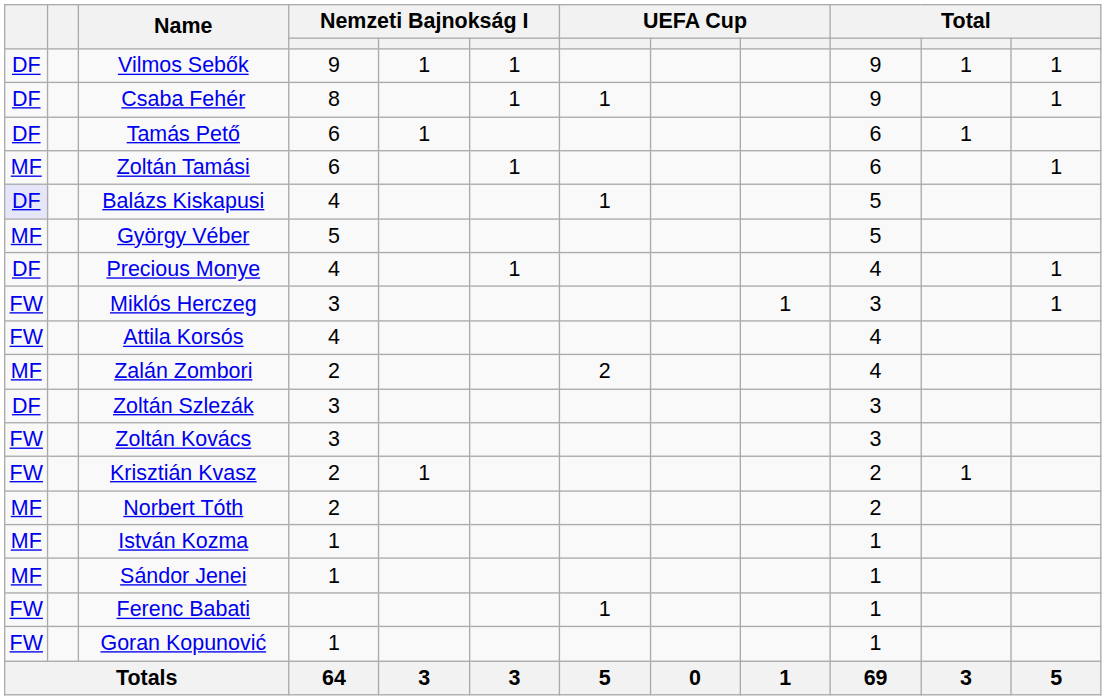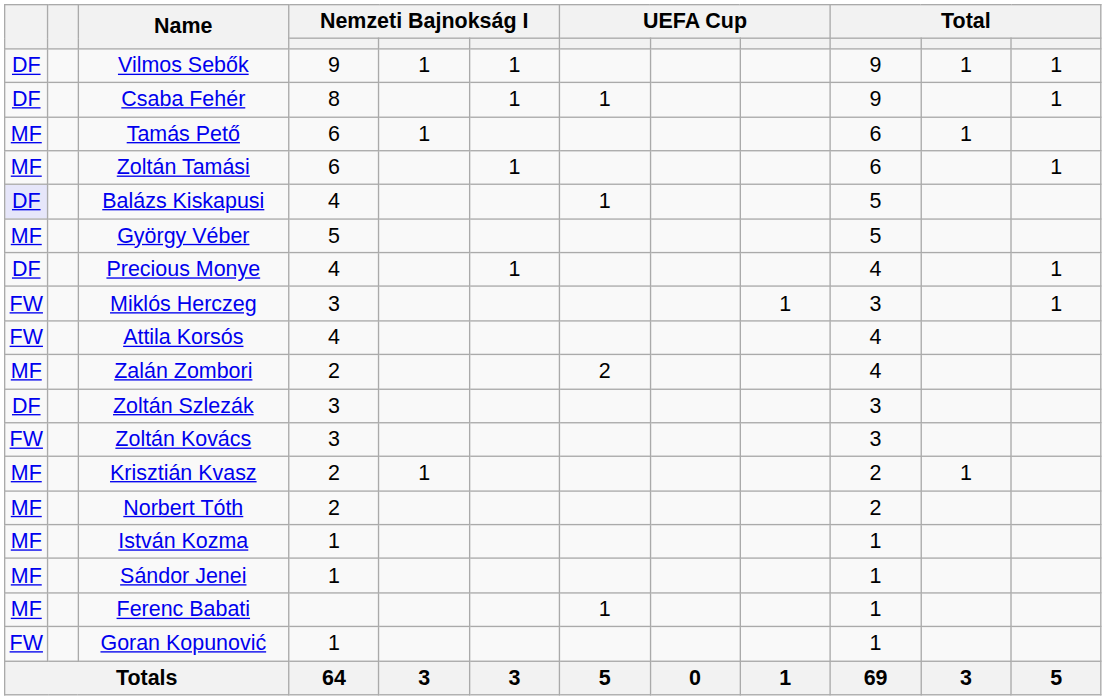(26, 133) DF -> (26, 133) MF
(26, 473) FW -> (26, 473) MF
(26, 609) FW -> (26, 609) MF
